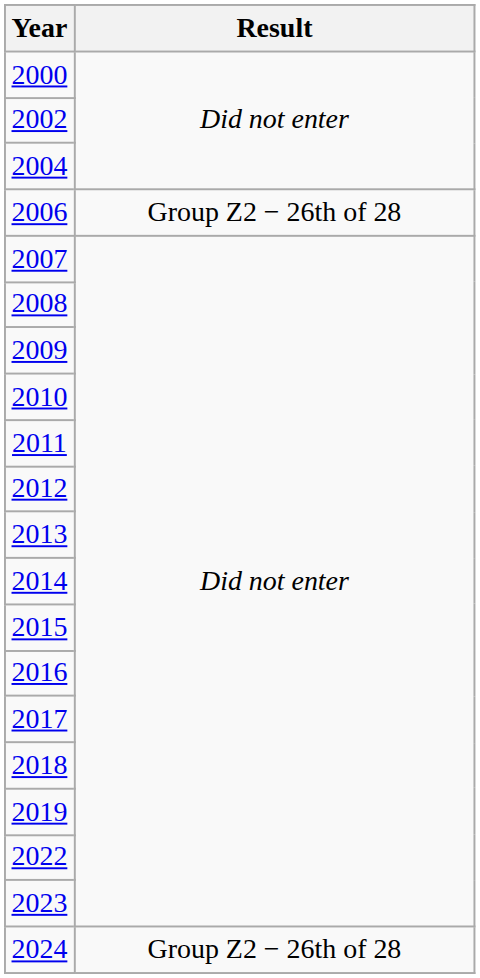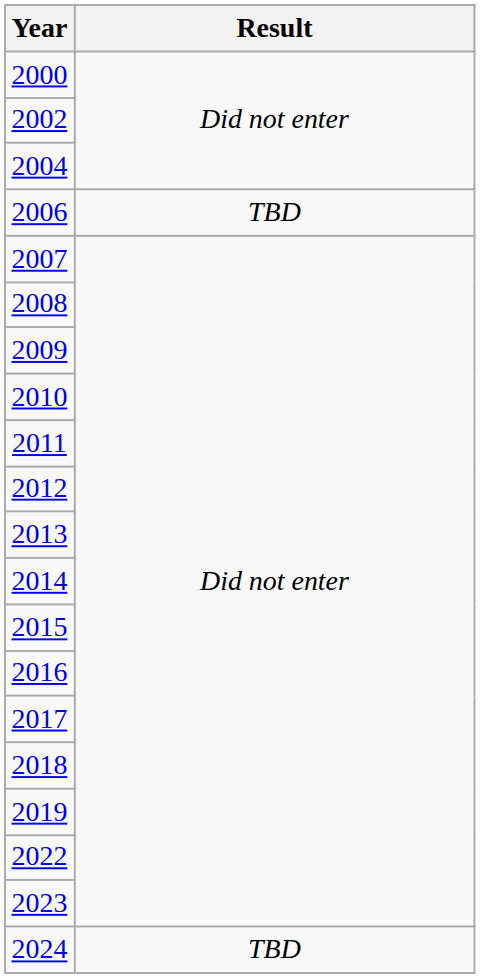(274, 212) Group Z2 − 26th of 28 -> (274, 212) TBD
(274, 949) Group Z2 − 26th of 28 -> (274, 949) TBD
